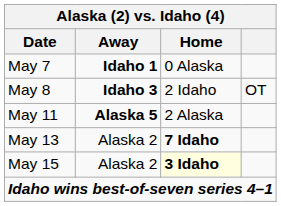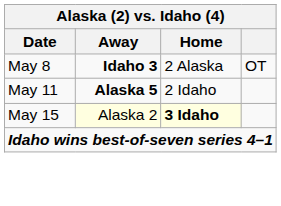- row: (29, 66)
(190, 90) 2 Idaho -> (194, 66) 2 Alaska
(194, 115) 2 Alaska -> (190, 90) 2 Idaho
- row: (34, 139)
(128, 164) no background -> (128, 115) lightyellow background
